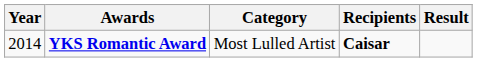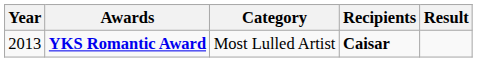(25, 43) 2014 -> (25, 43) 2013
